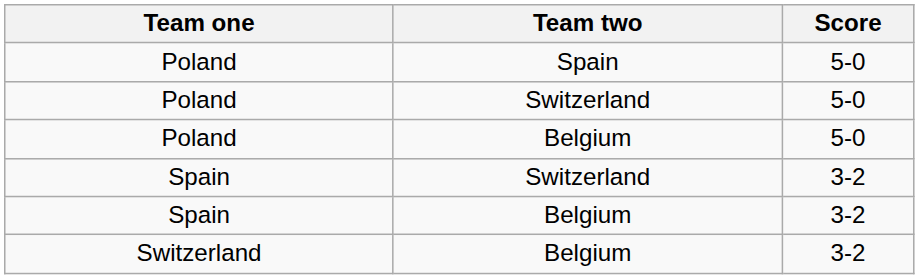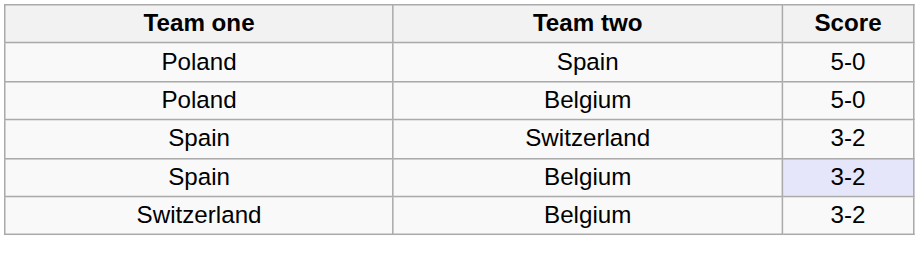- row: (199, 100)
(848, 215) no background -> (848, 176) lavender background
